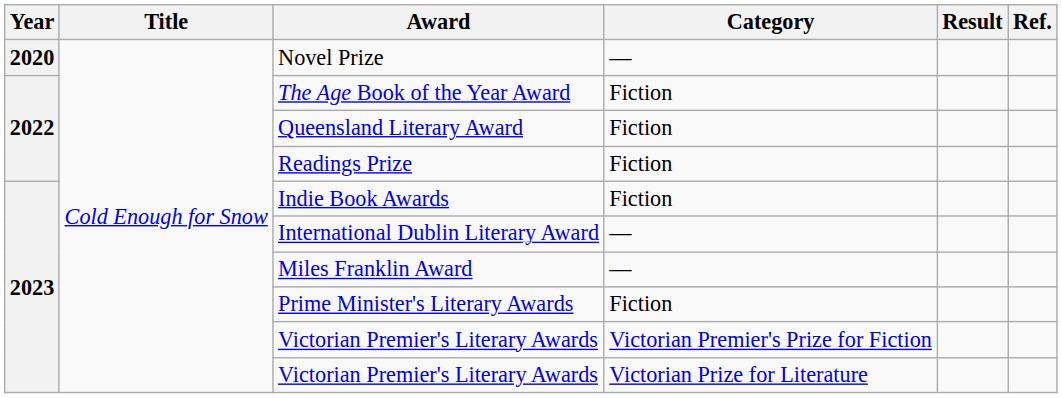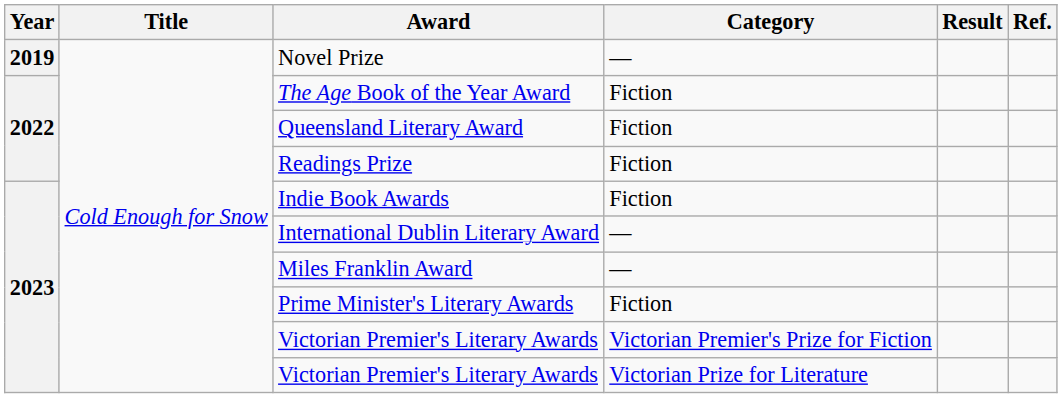(32, 57) 2020 -> (32, 57) 2019
